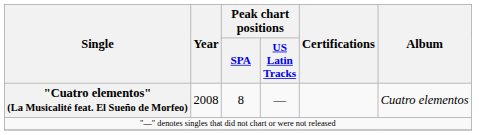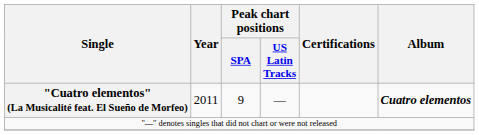(206, 100) 2008 -> (206, 100) 2011
(241, 100) 8 -> (241, 100) 9
(425, 100) normal -> (426, 100) bold
